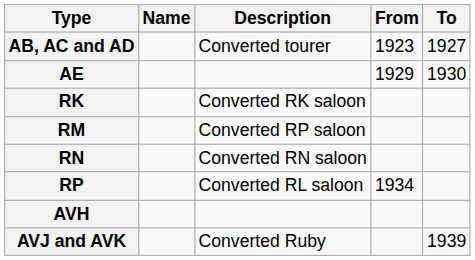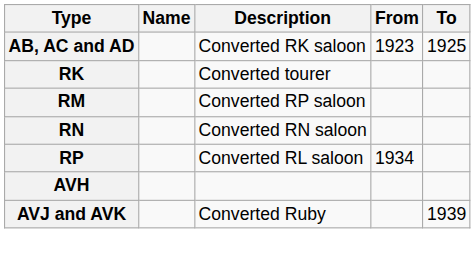(265, 46) Converted tourer -> (282, 46) Converted RK saloon
(447, 46) 1927 -> (447, 46) 1925
- row: (72, 74)
(282, 102) Converted RK saloon -> (265, 74) Converted tourer
